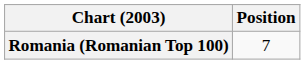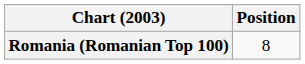(266, 45) 7 -> (266, 45) 8
